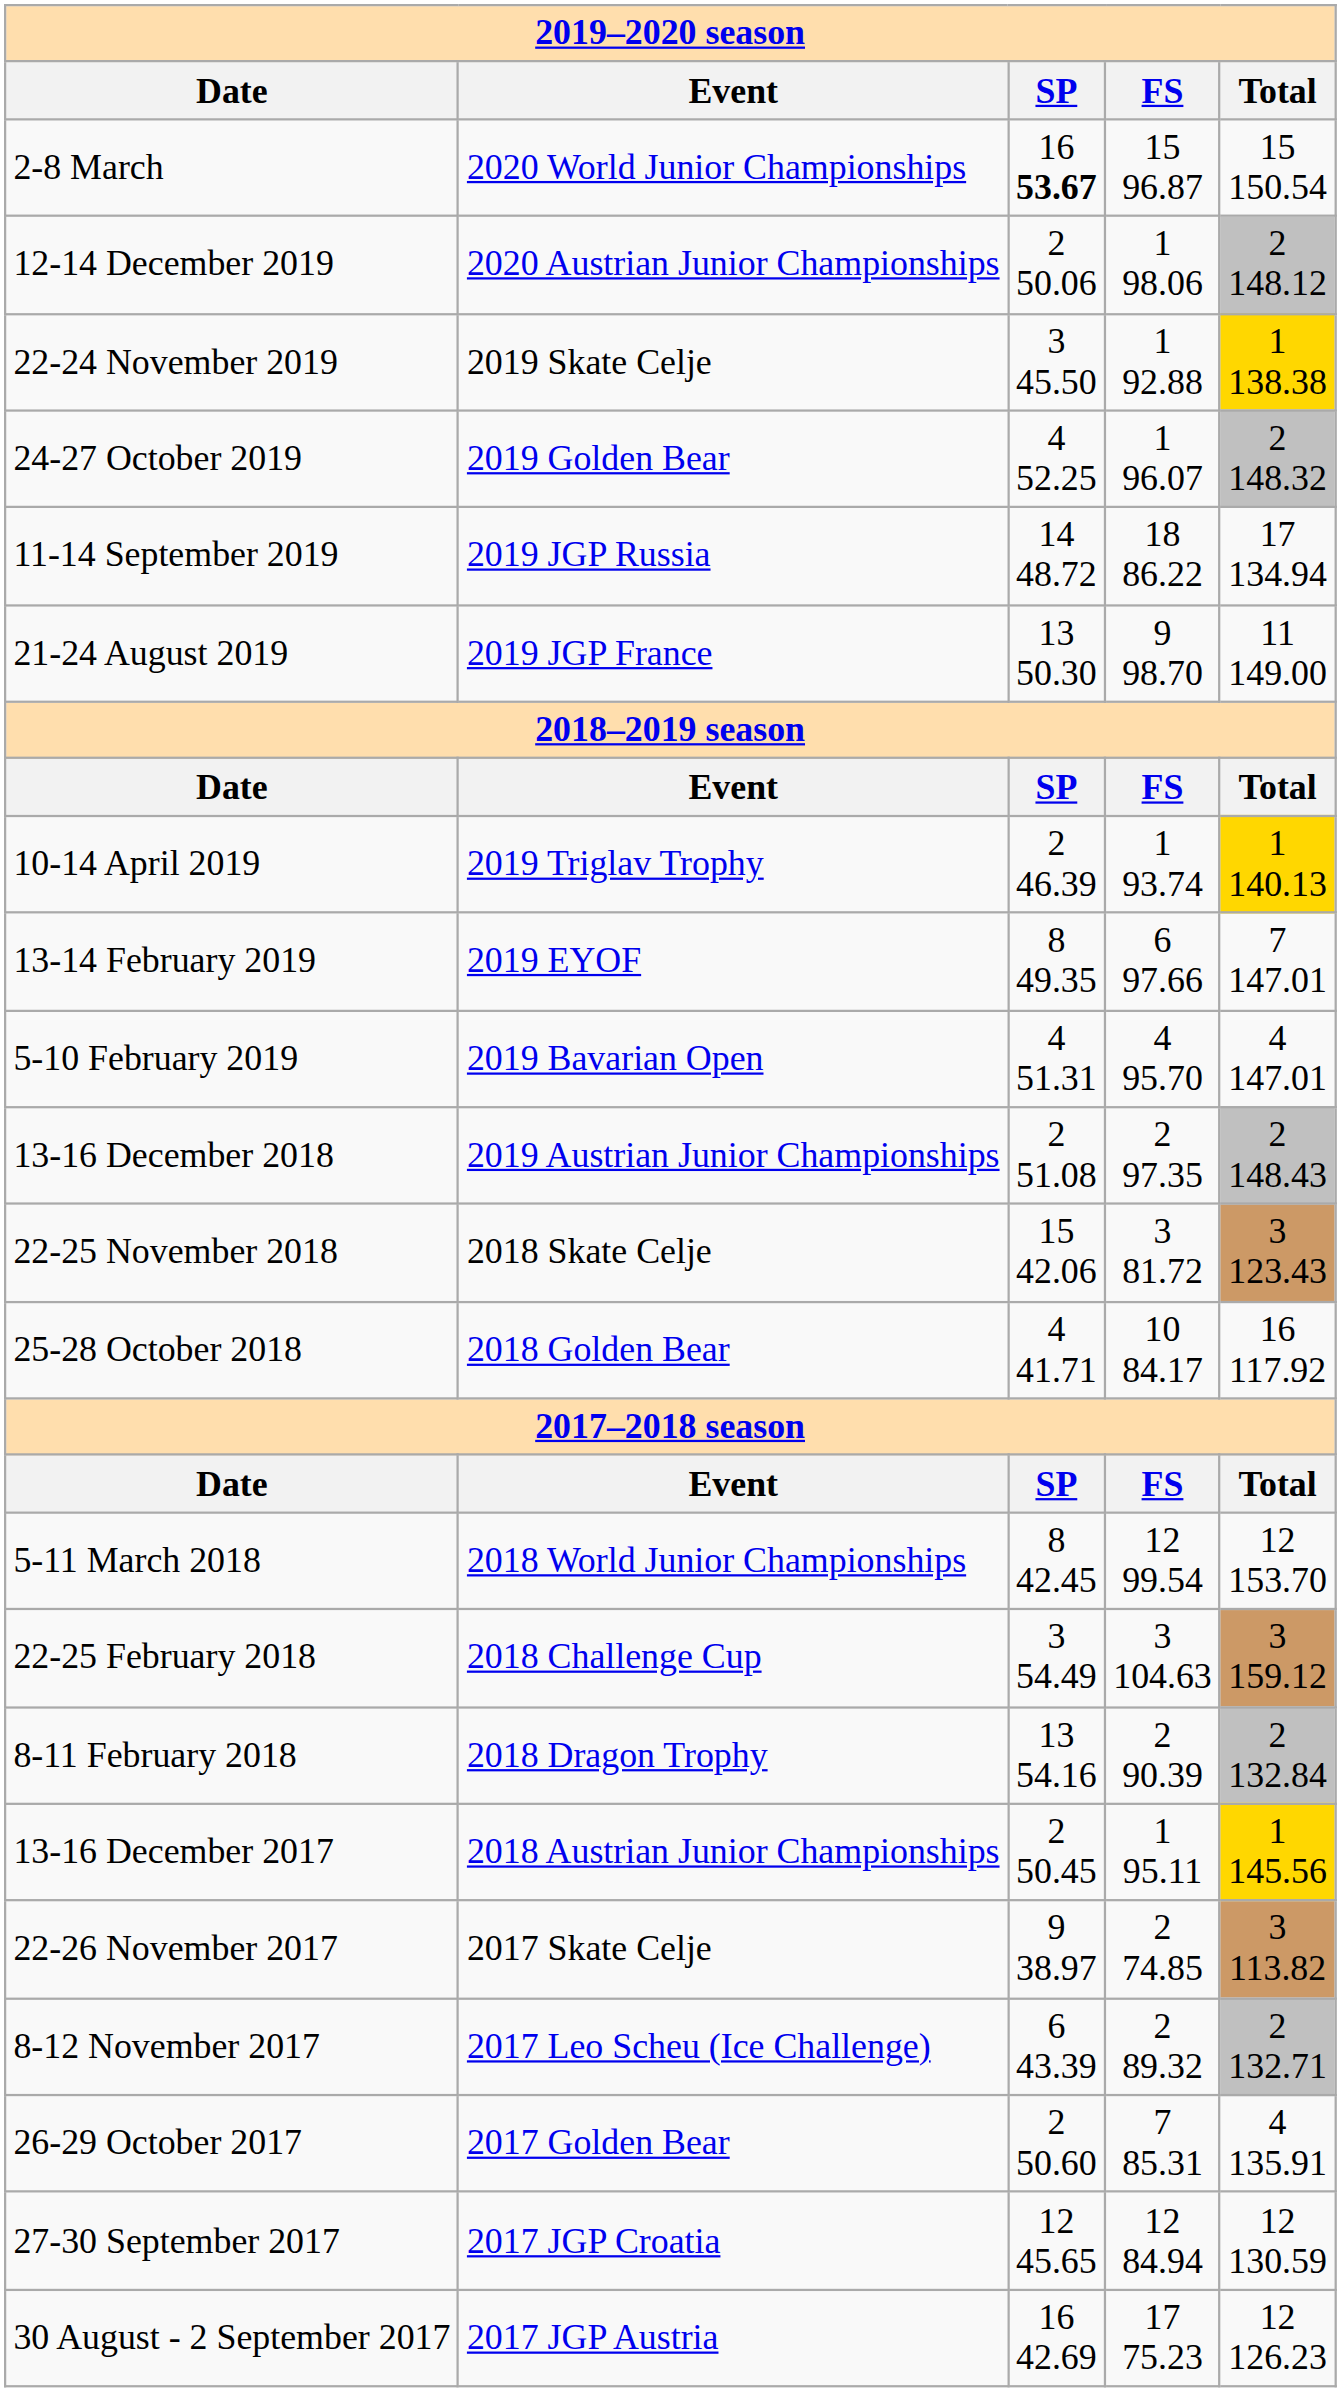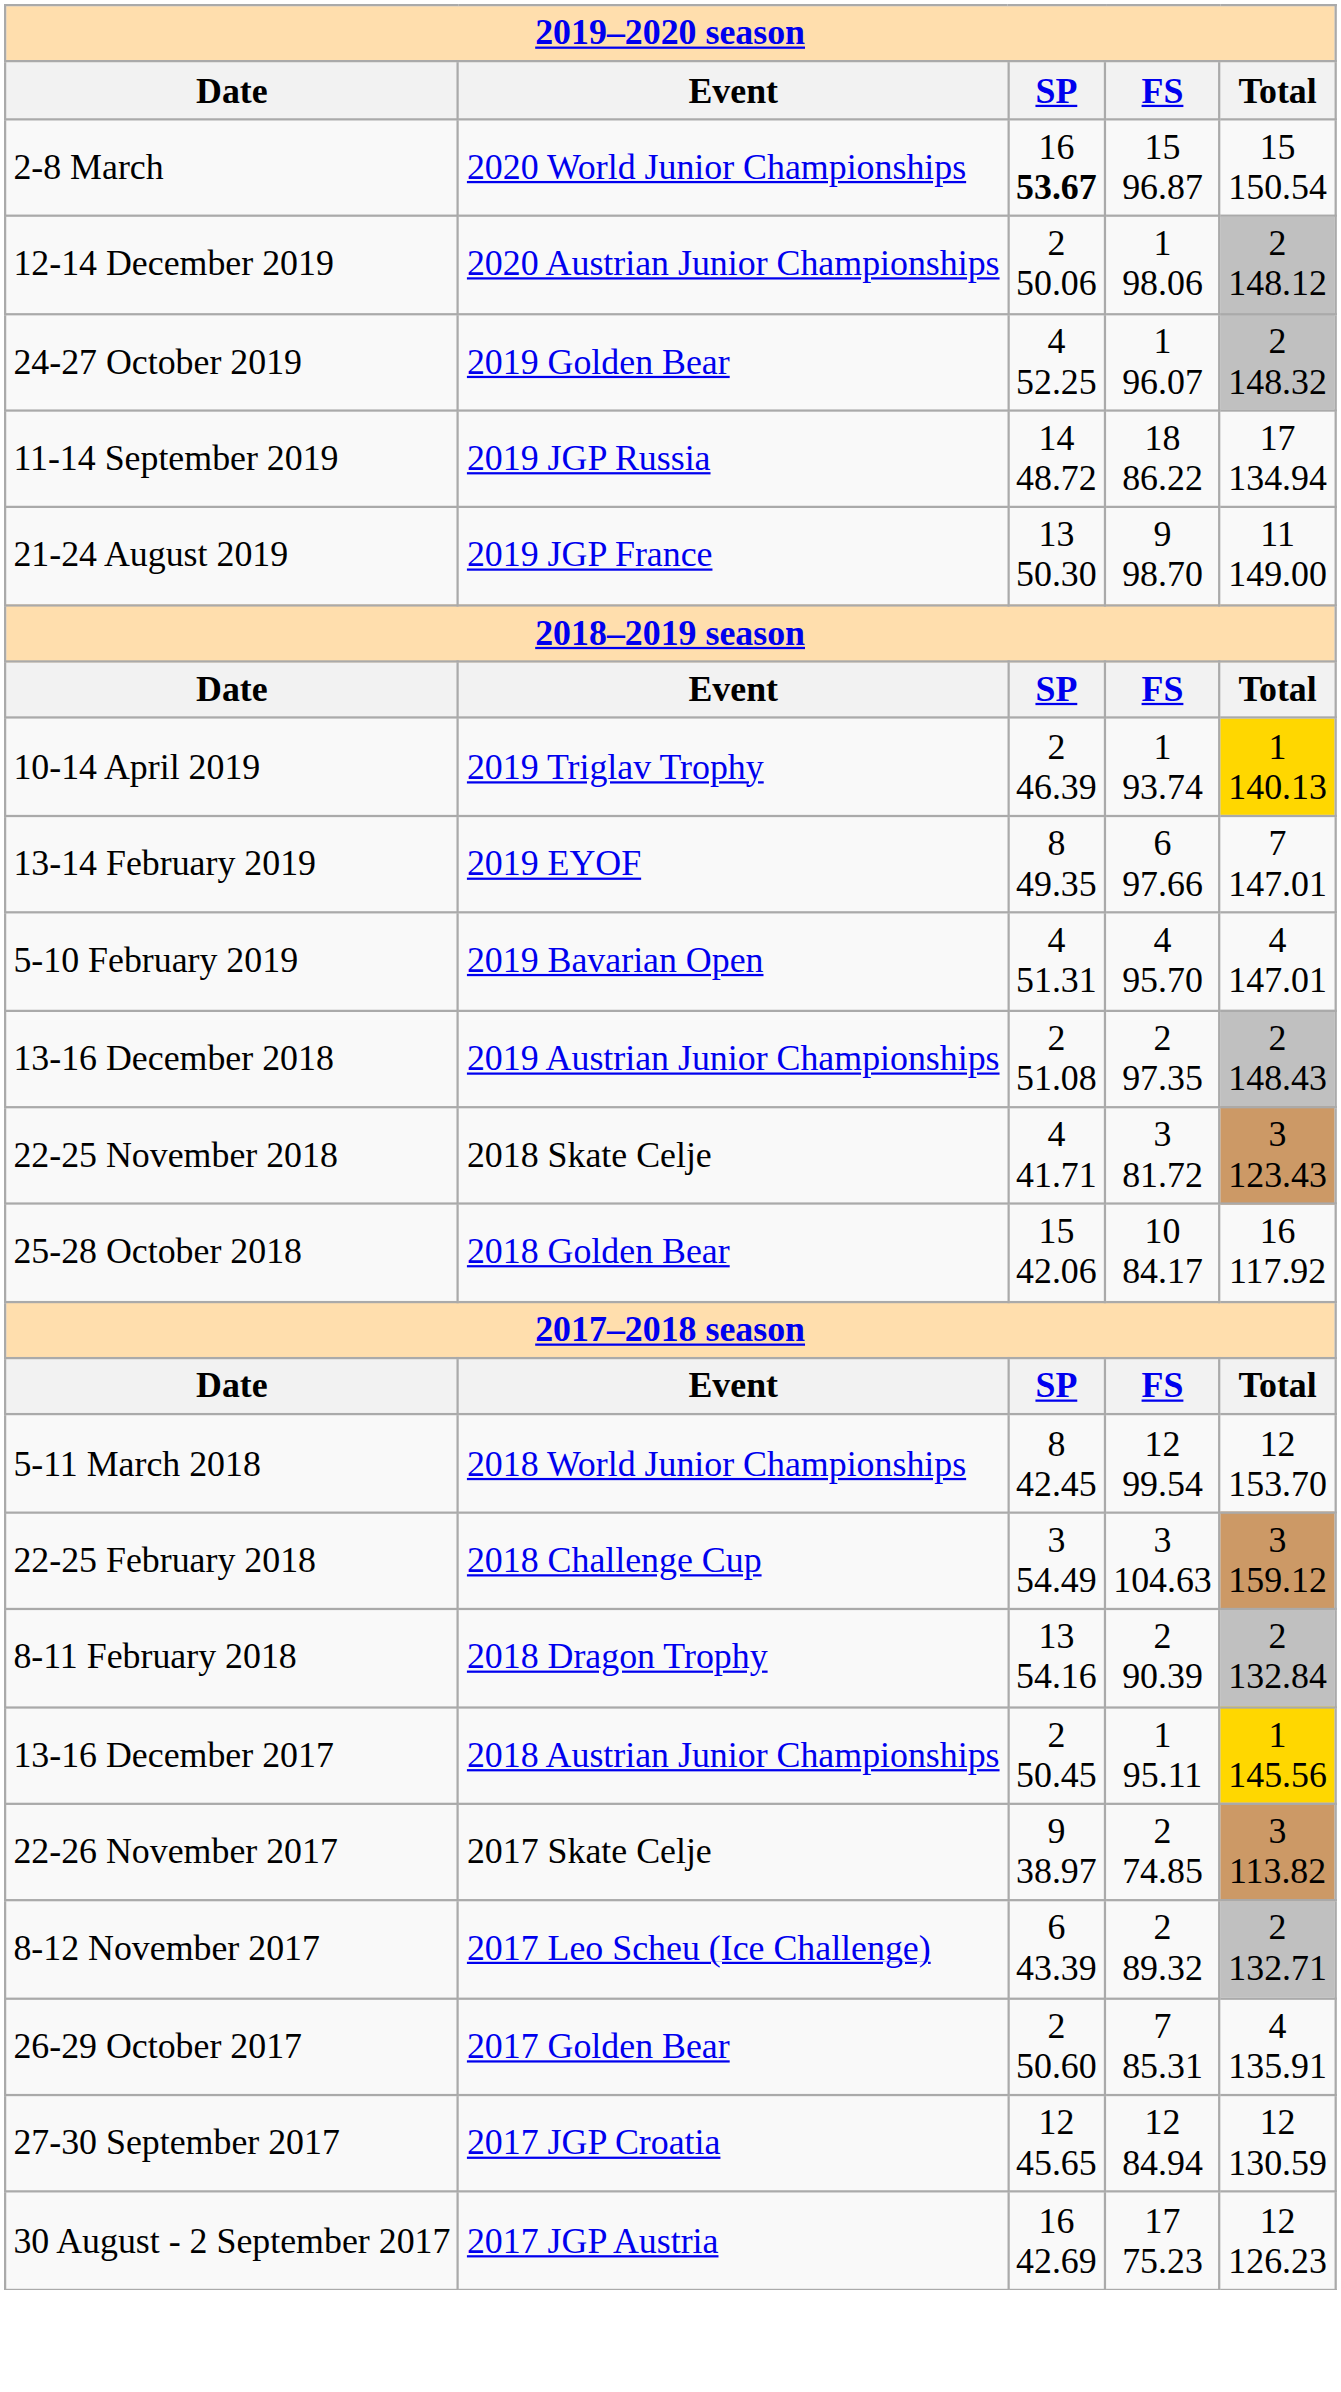- row: (176, 361)
(1056, 1252) 15 42.06 -> (1056, 1154) 4 41.71
(1056, 1349) 4 41.71 -> (1056, 1252) 15 42.06
